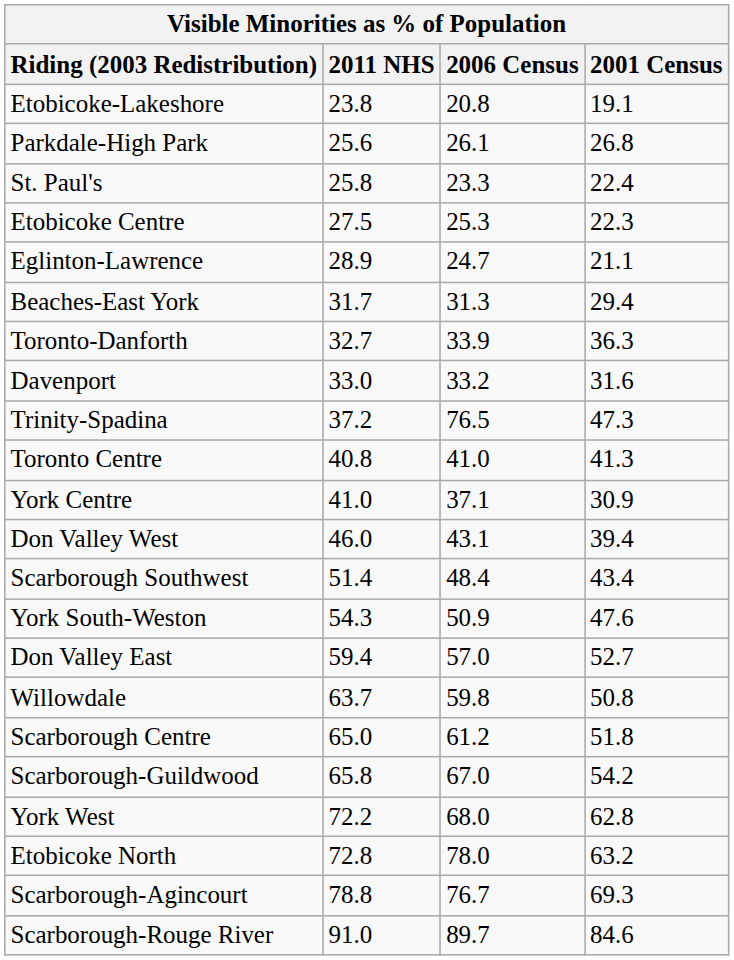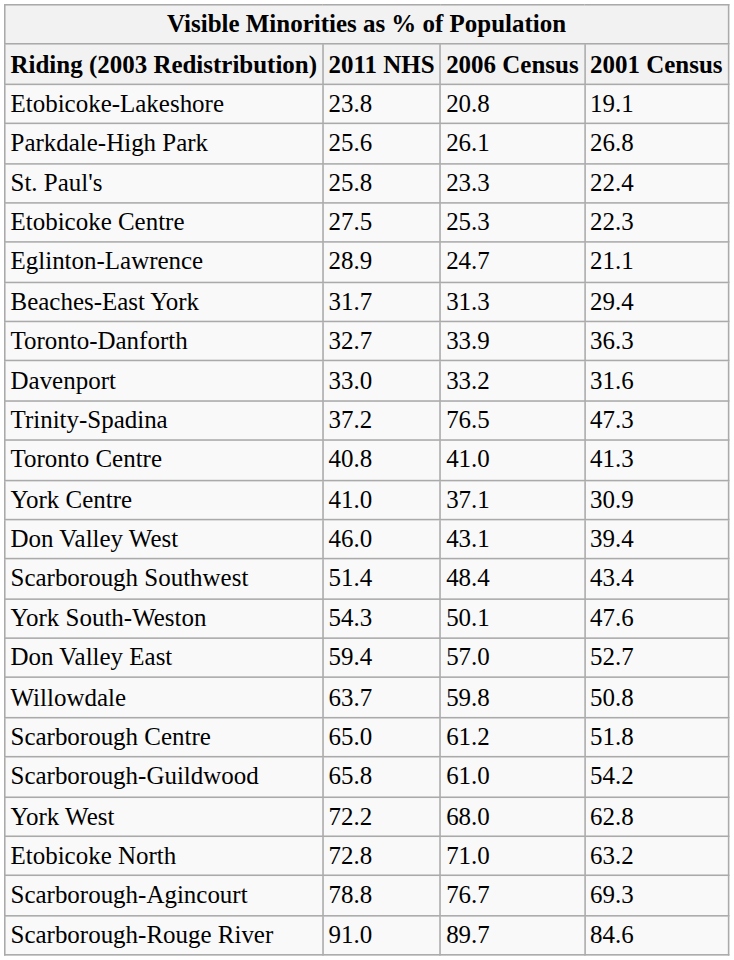(468, 618) 50.9 -> (468, 618) 50.1
(468, 776) 67.0 -> (468, 776) 61.0
(468, 855) 78.0 -> (468, 855) 71.0
